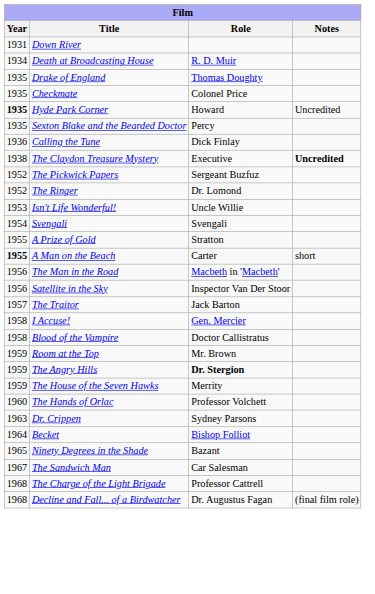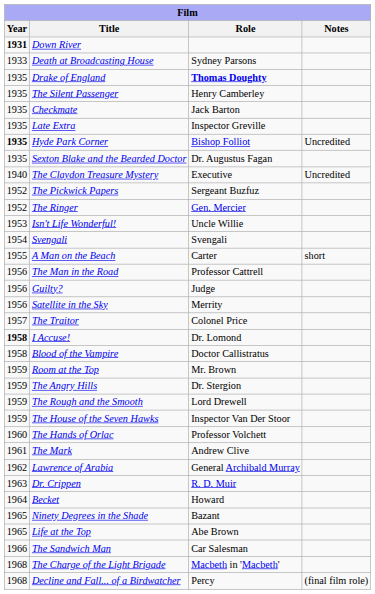(17, 45) normal -> (17, 45) bold
(17, 61) 1934 -> (17, 61) 1933
(214, 61) R. D. Muir -> (224, 61) Sydney Parsons
(227, 77) normal -> (229, 77) bold
+ row: (75, 93)
(219, 93) Colonel Price -> (216, 110) Jack Barton
+ row: (54, 126)
(208, 110) Howard -> (221, 142) Bishop Folliot
(203, 126) Percy -> (232, 158) Dr. Augustus Fagan
- row: (66, 142)
(17, 158) 1938 -> (17, 175) 1940
(319, 158) bold -> (327, 175) normal
(216, 191) Dr. Lomond -> (218, 207) Gen. Mercier
- row: (64, 239)
(17, 256) bold -> (17, 256) normal
(235, 272) Macbeth in 'Macbeth' -> (227, 272) Professor Cattrell
+ row: (47, 288)
(241, 288) Inspector Van Der Stoor -> (207, 304) Merrity
(216, 304) Jack Barton -> (219, 321) Colonel Price
(17, 321) normal -> (17, 337) bold
(218, 321) Gen. Mercier -> (216, 337) Dr. Lomond
(218, 369) bold -> (216, 386) normal
+ row: (87, 402)
(207, 386) Merrity -> (241, 418) Inspector Van Der Stoor
+ row: (52, 451)
+ row: (73, 467)
(224, 418) Sydney Parsons -> (214, 483) R. D. Muir
(221, 434) Bishop Folliot -> (208, 499) Howard
+ row: (61, 532)
(17, 467) 1967 -> (17, 548) 1966
(227, 483) Professor Cattrell -> (235, 564) Macbeth in 'Macbeth'
(232, 499) Dr. Augustus Fagan -> (203, 581) Percy
